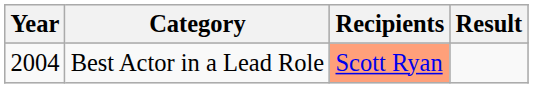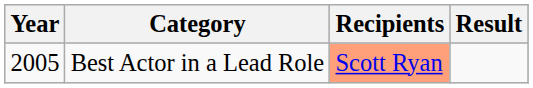(35, 62) 2004 -> (35, 62) 2005
